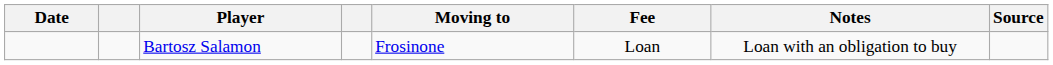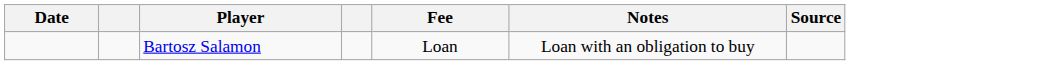- column: (472, 18)
